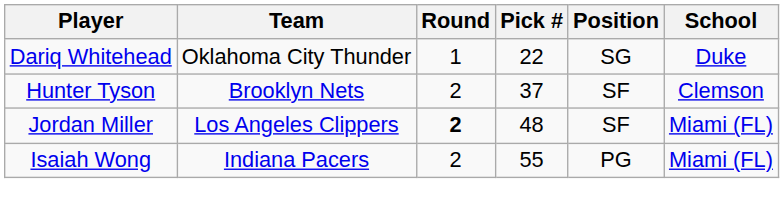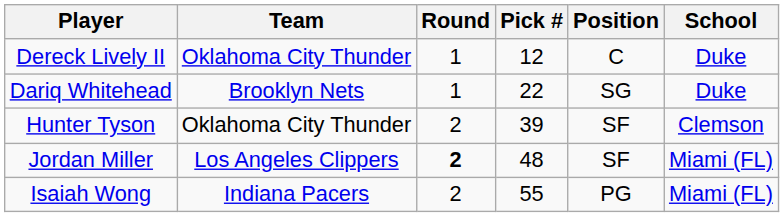+ row: (91, 56)
(296, 56) Oklahoma City Thunder -> (296, 90) Brooklyn Nets
(296, 90) Brooklyn Nets -> (296, 125) Oklahoma City Thunder
(532, 90) 37 -> (532, 125) 39
